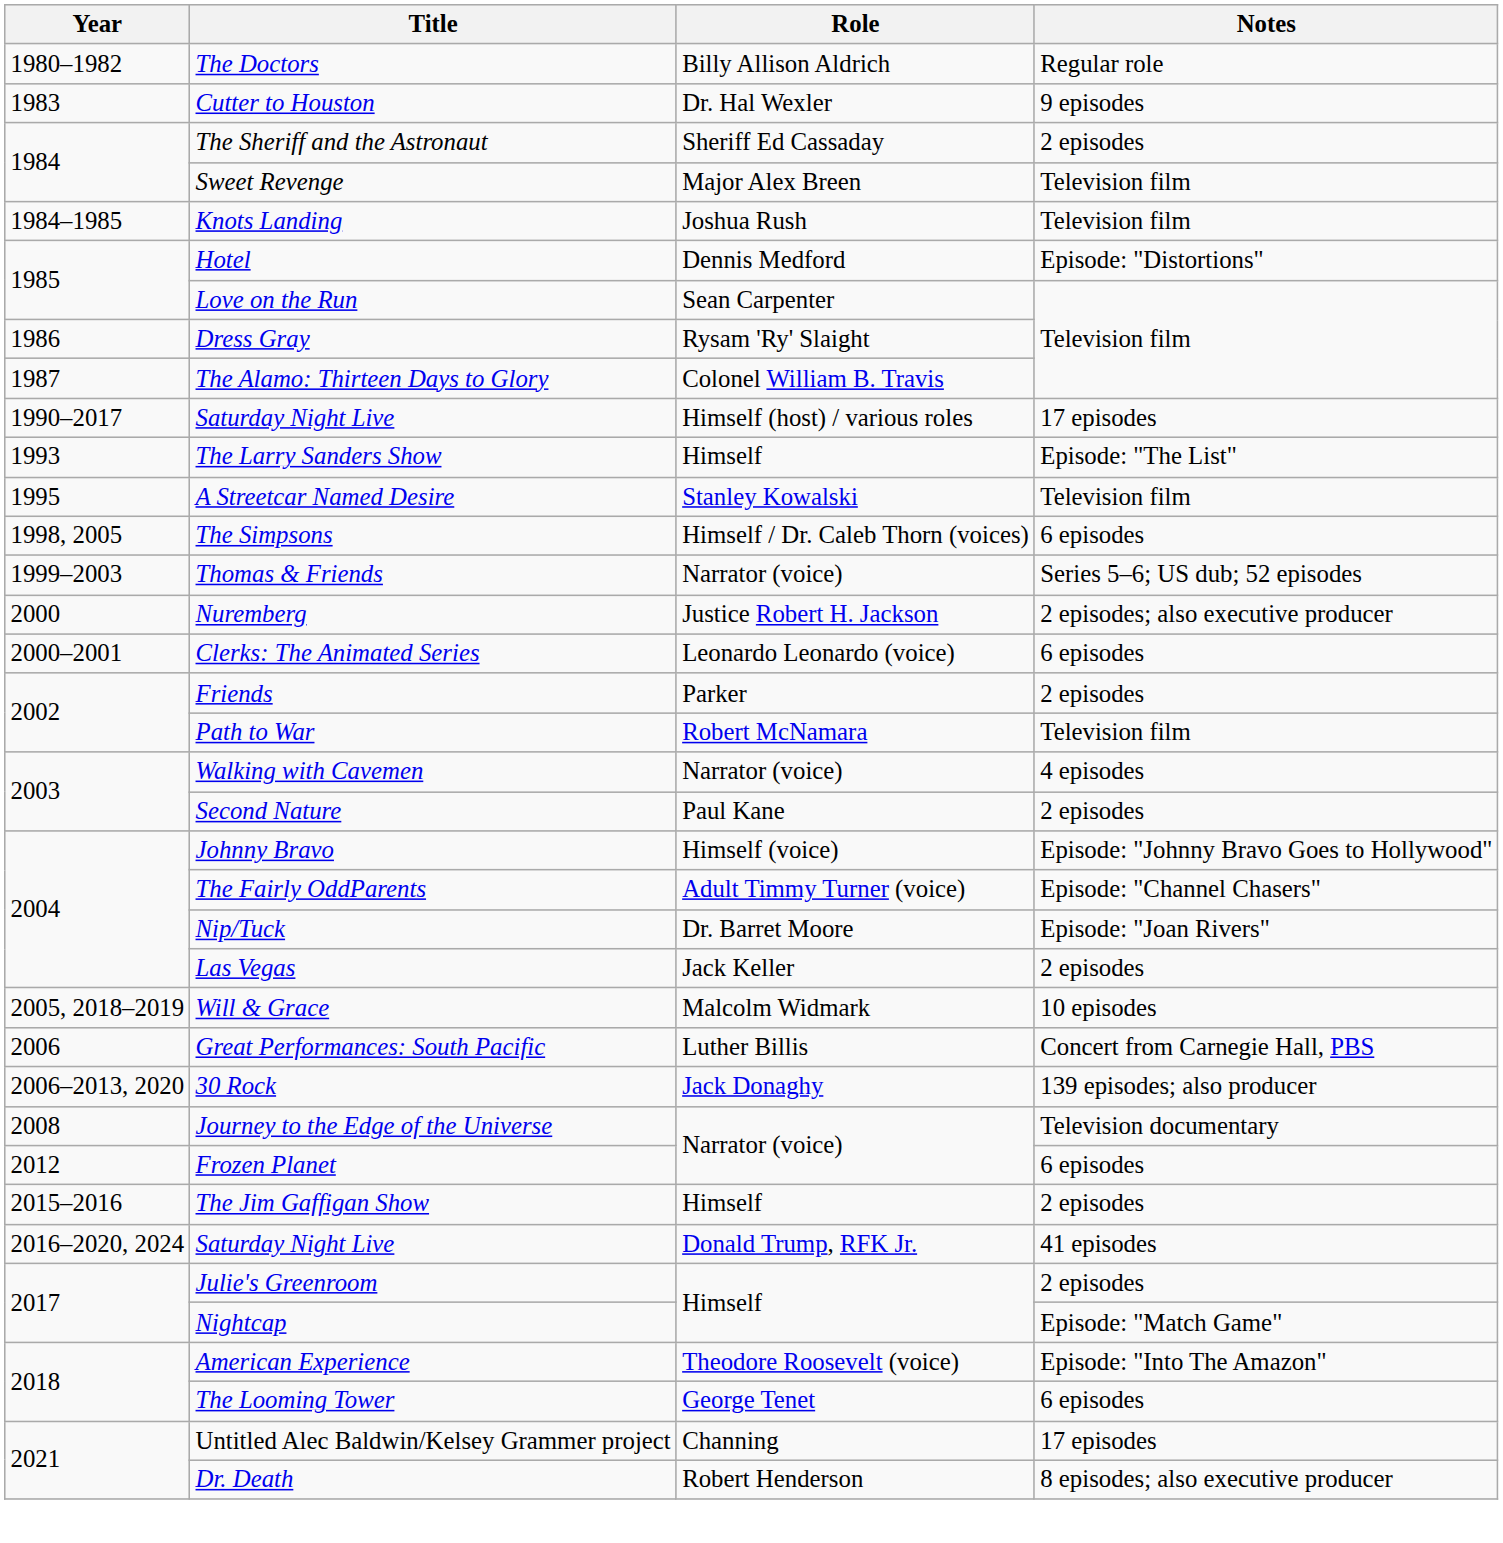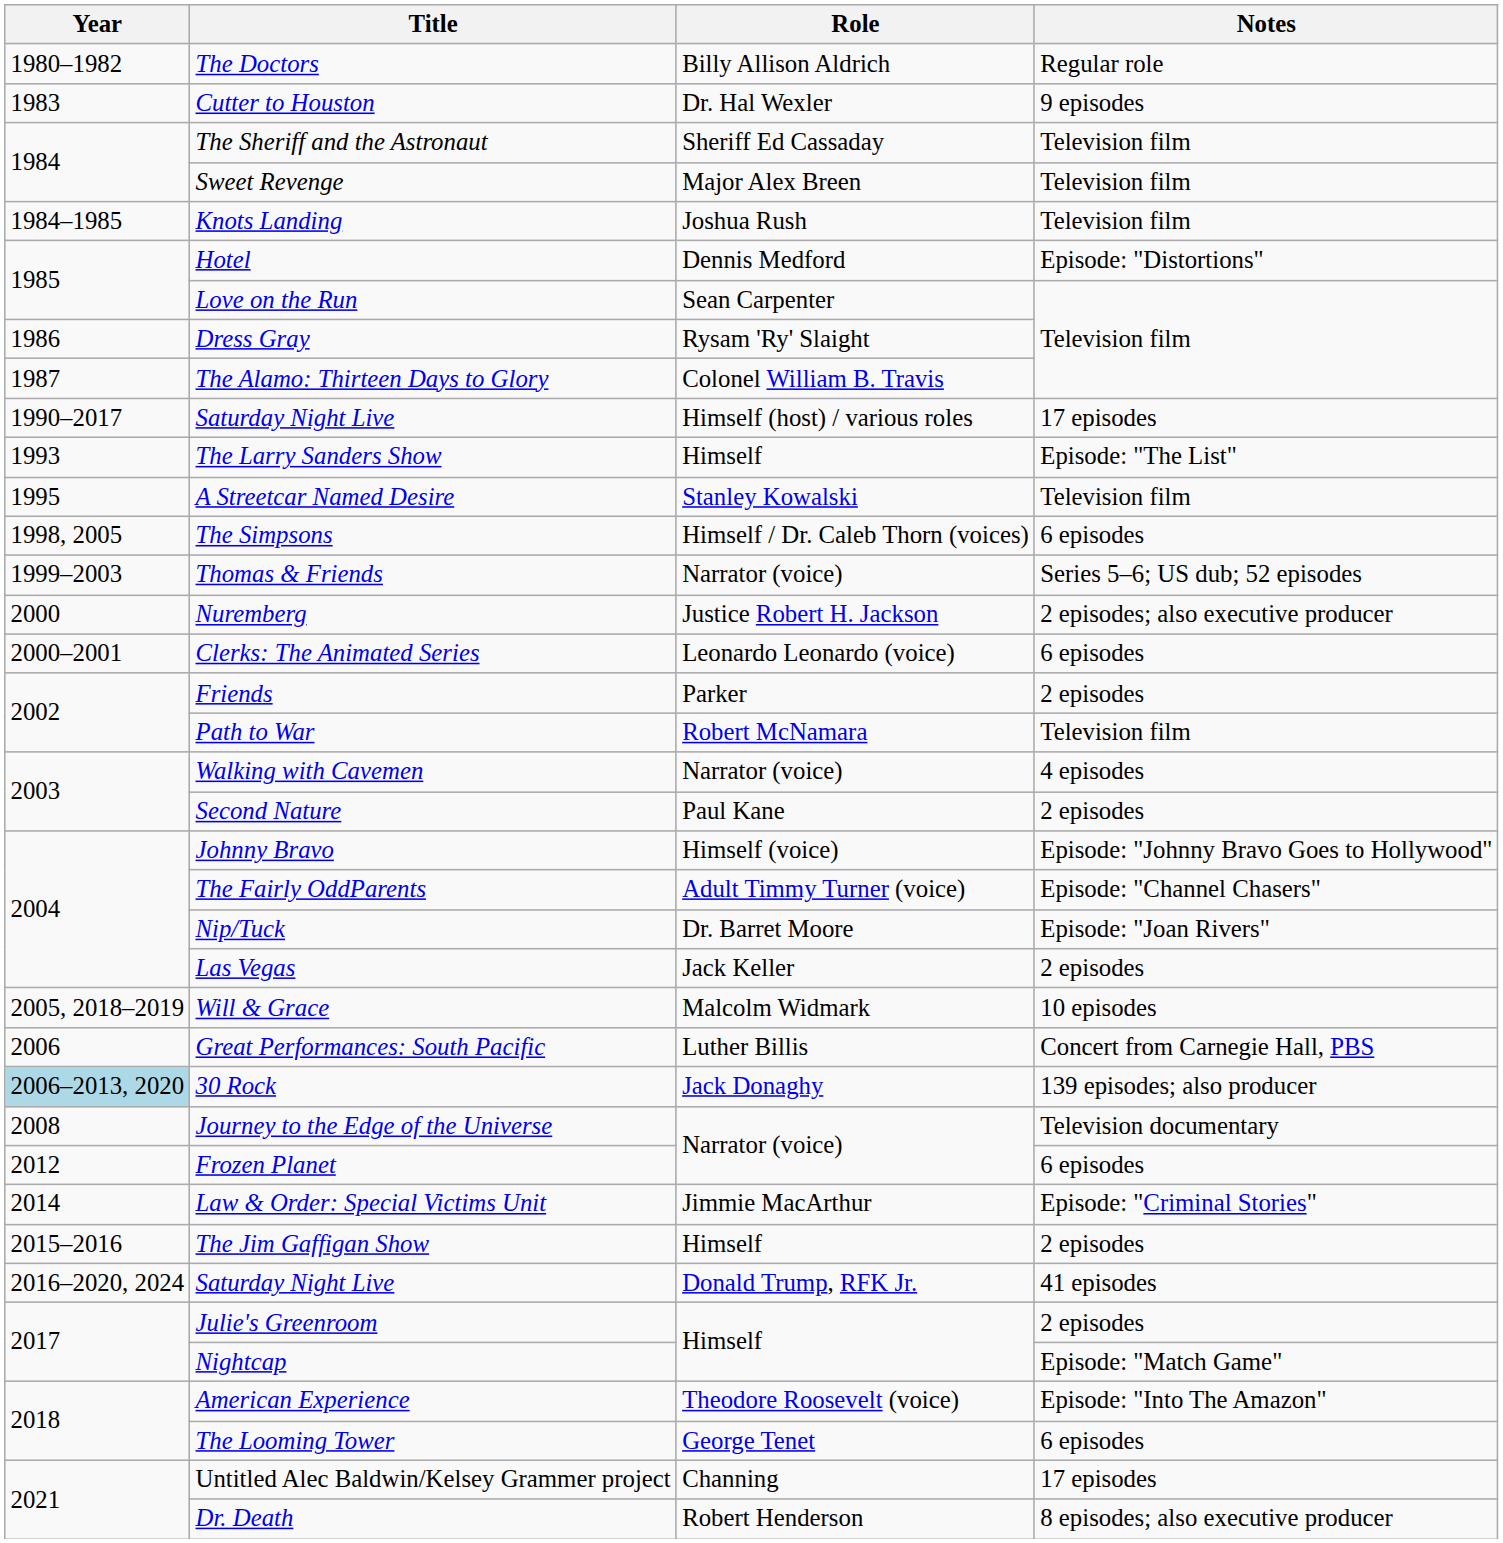(1092, 142) 2 episodes -> (1115, 142) Television film
(97, 1086) no background -> (97, 1086) lightblue background
+ row: (371, 1204)
